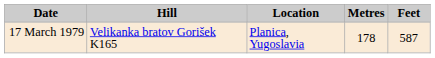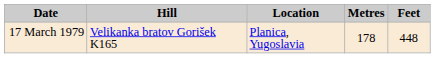(409, 37) 587 -> (409, 37) 448
